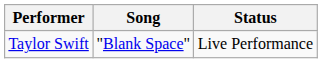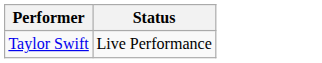- column: (143, 17)
